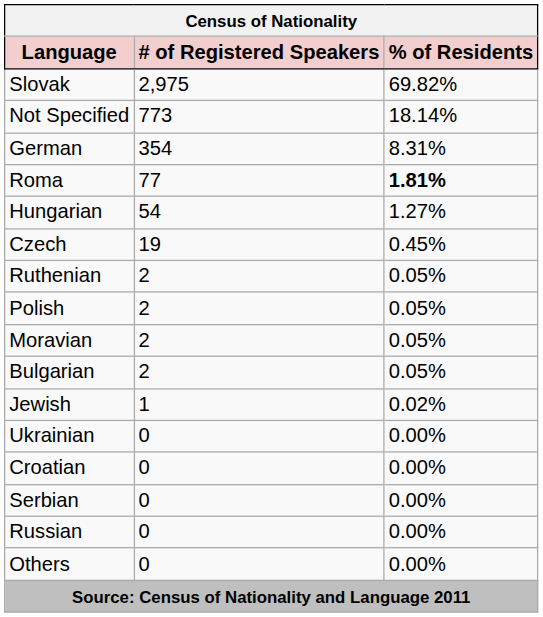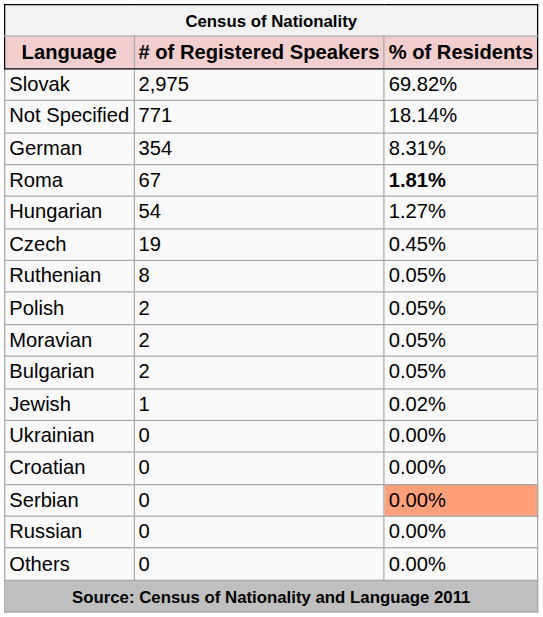(155, 116) 773 -> (155, 116) 771
(150, 180) 77 -> (150, 180) 67
(144, 276) 2 -> (144, 276) 8
(417, 500) no background -> (417, 500) lightsalmon background
